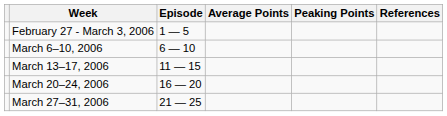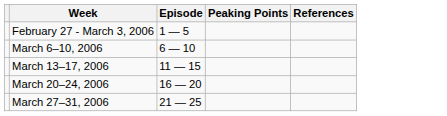- column: (248, 13)
